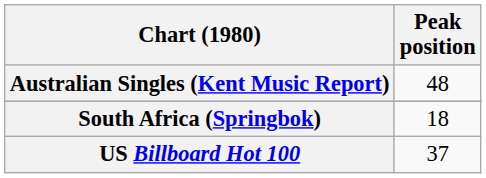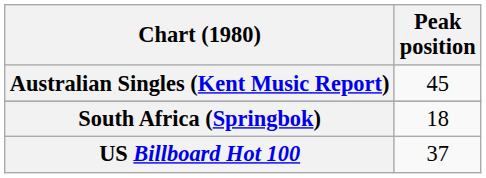(438, 82) 48 -> (438, 82) 45
